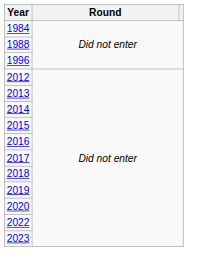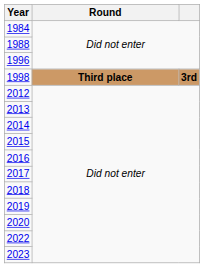+ row: (18, 77)
